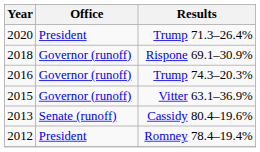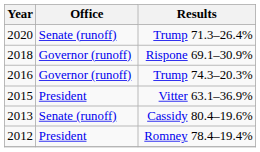(63, 34) President -> (78, 34) Senate (runoff)
(85, 95) Governor (runoff) -> (63, 95) President
